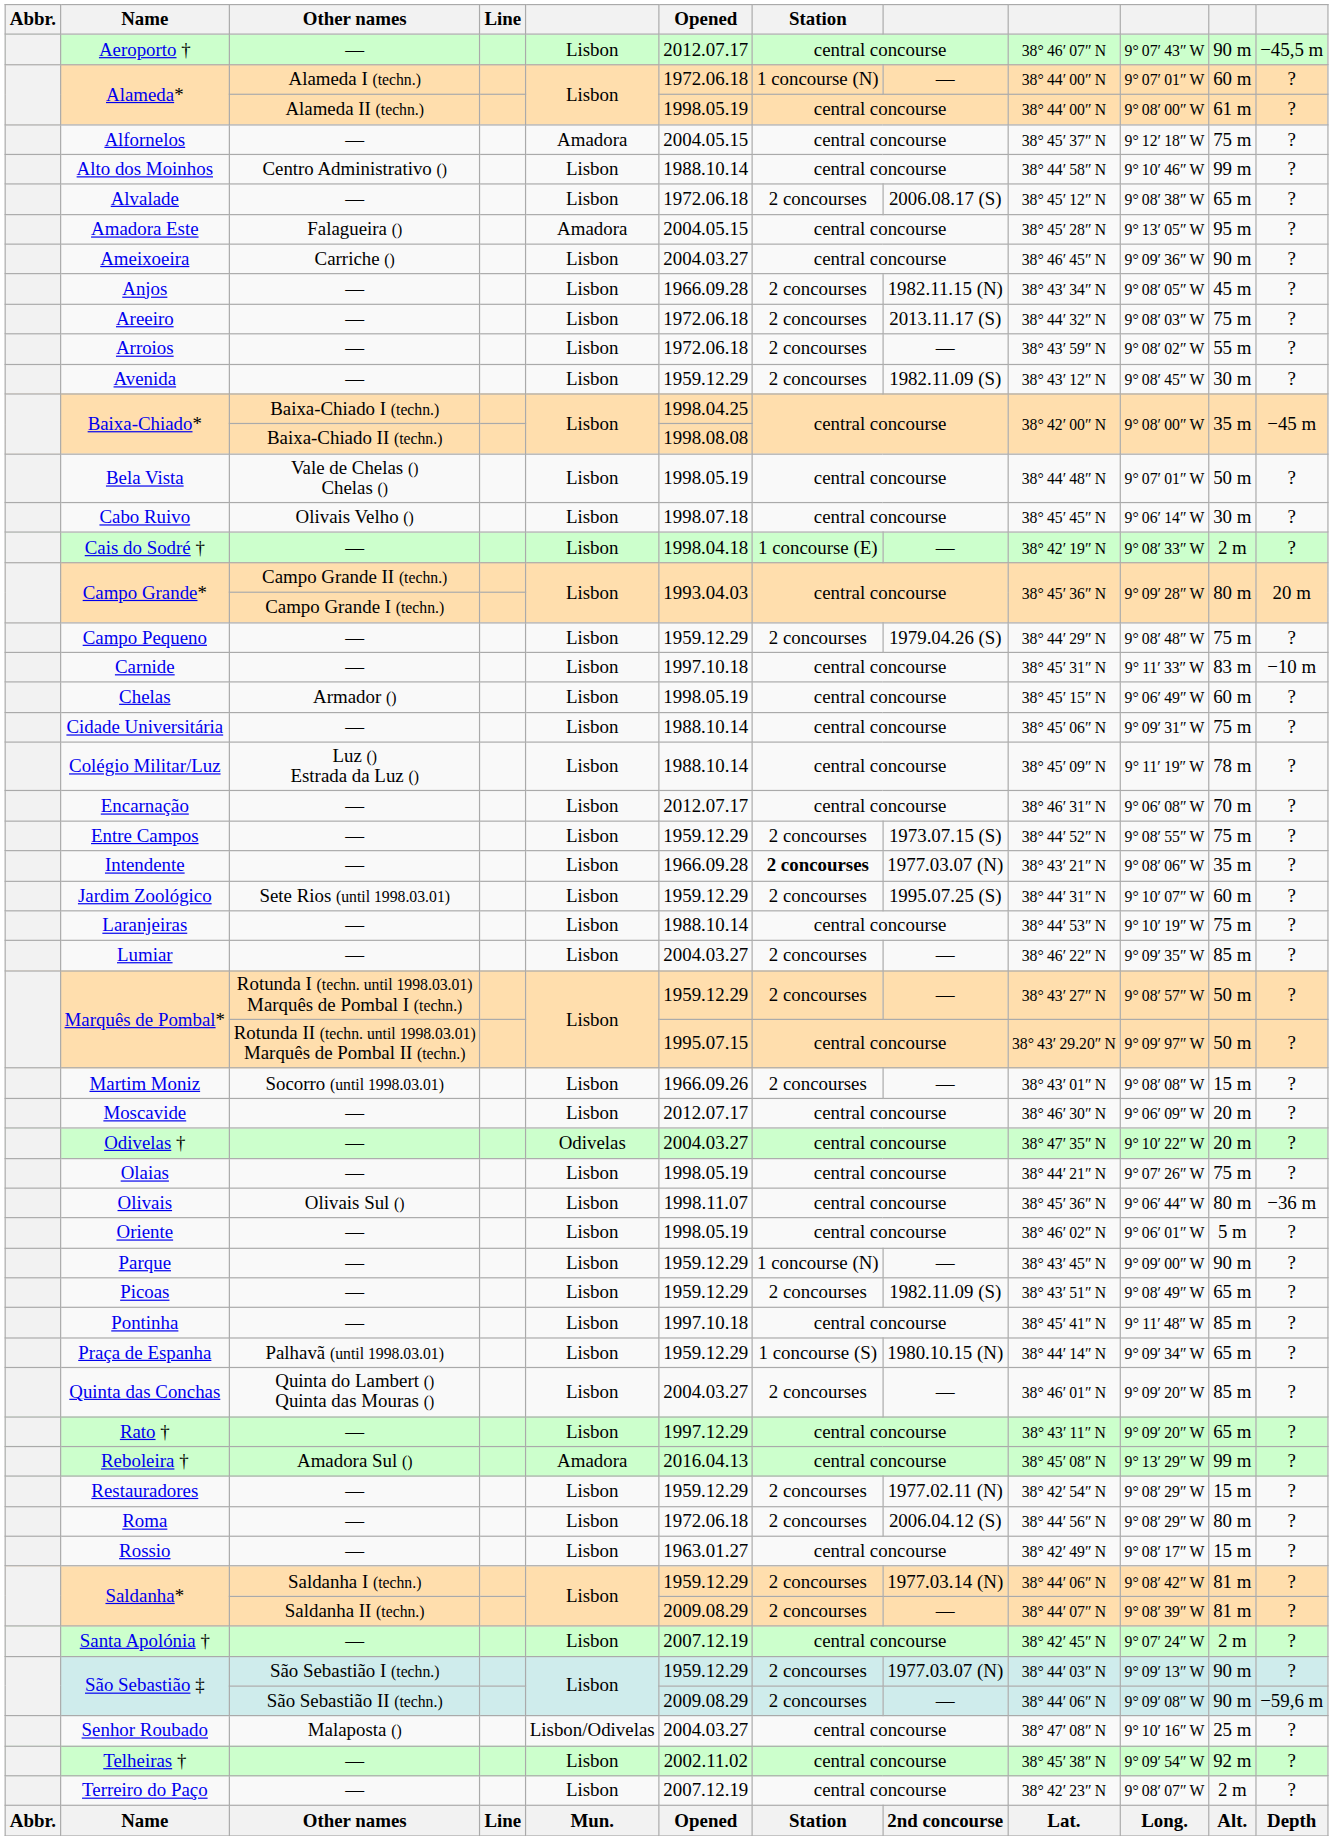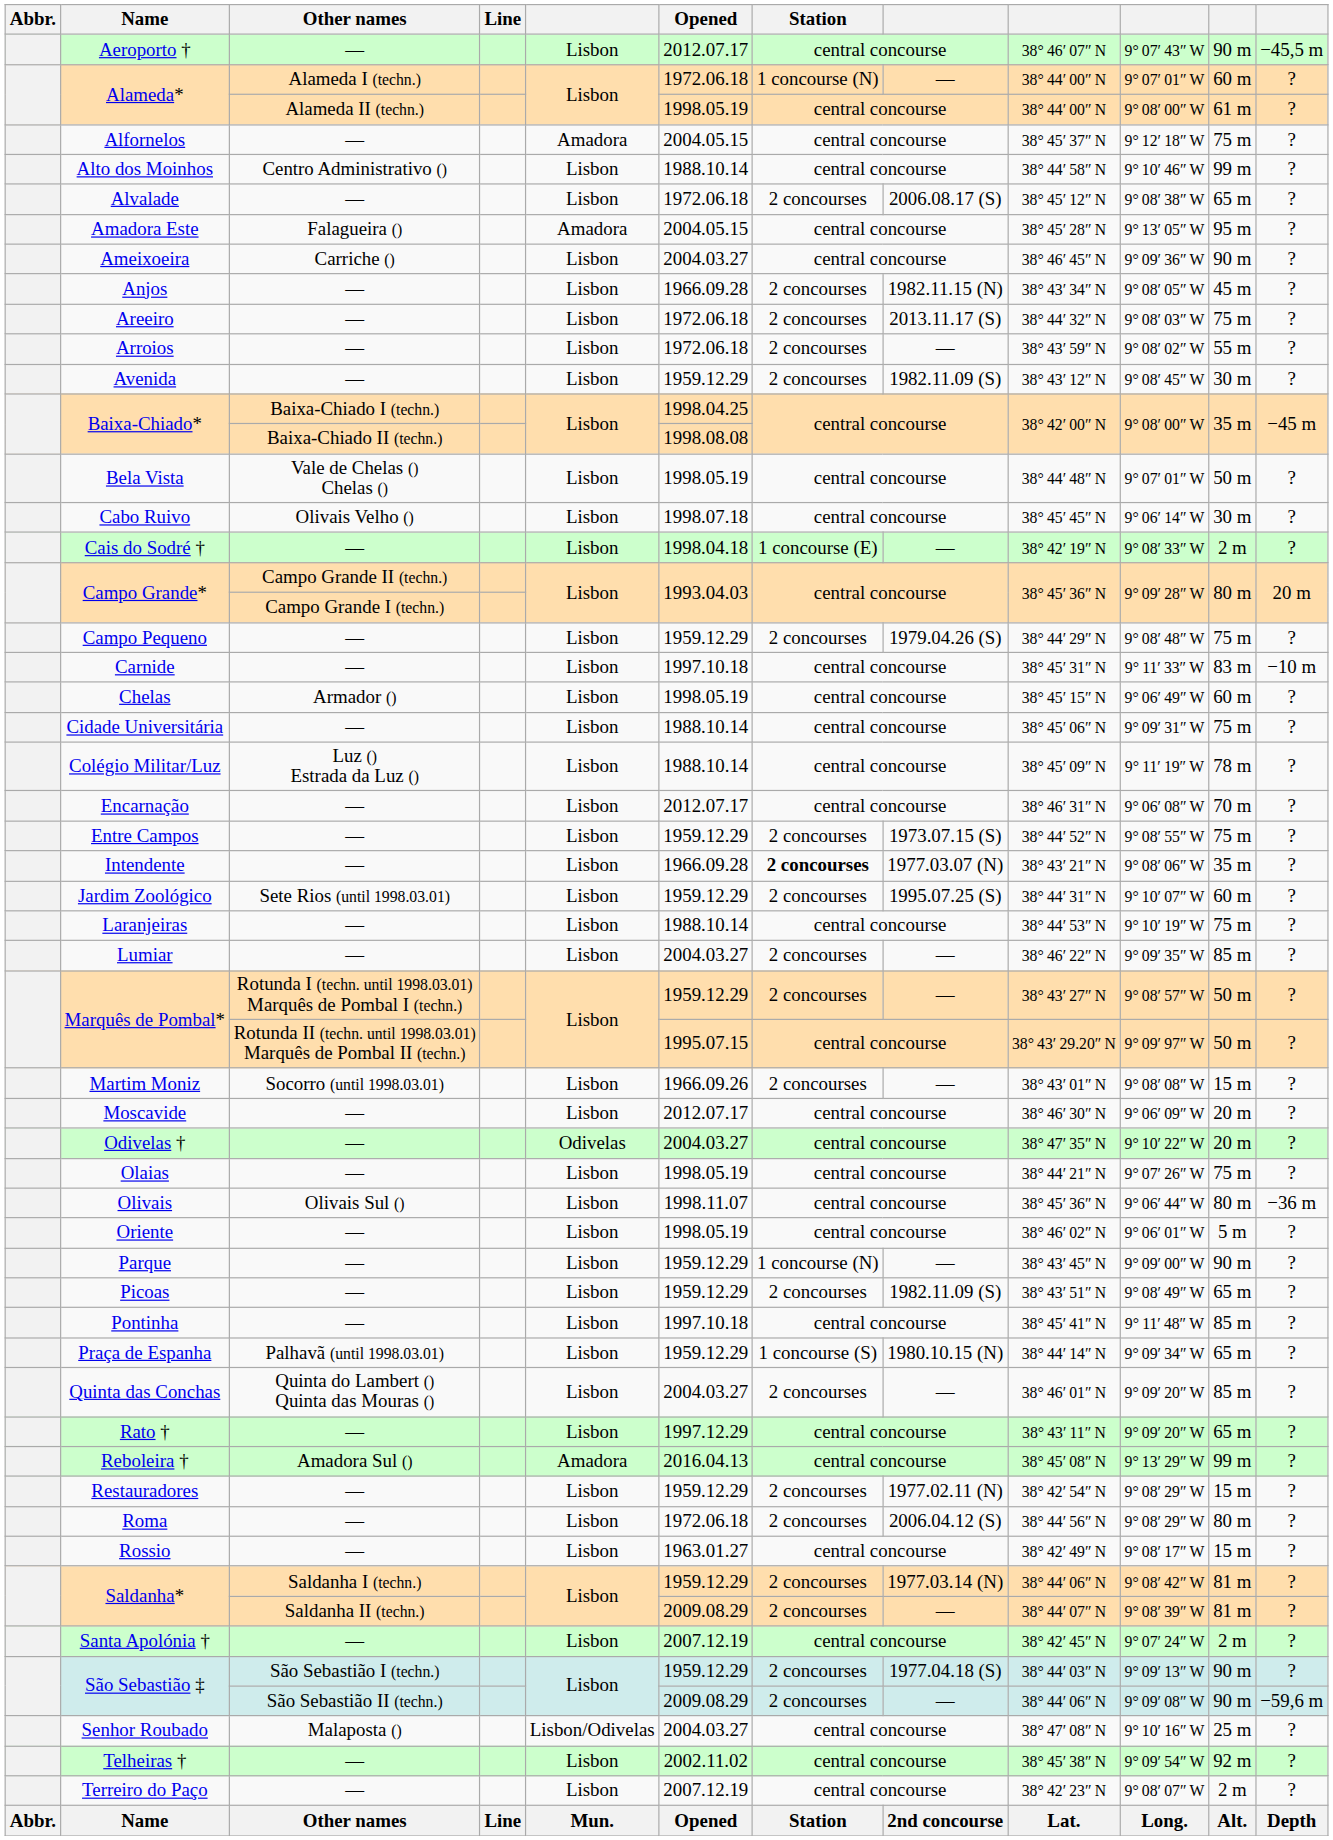(945, 1670) 1977.03.07 (N) -> (945, 1670) 1977.04.18 (S)
